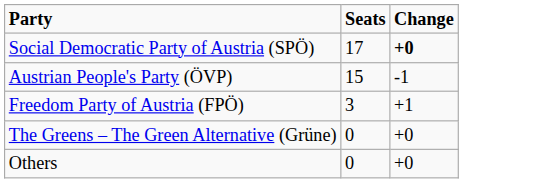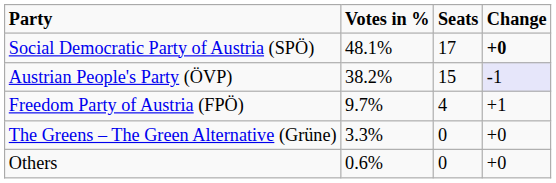+ column: (387, 18)
(402, 76) no background -> (494, 76) lavender background
(350, 105) 3 -> (442, 105) 4
